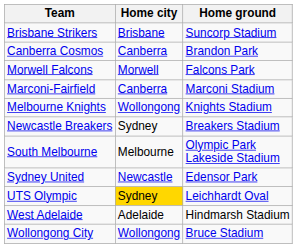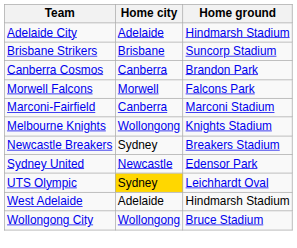+ row: (42, 32)
- row: (52, 151)
